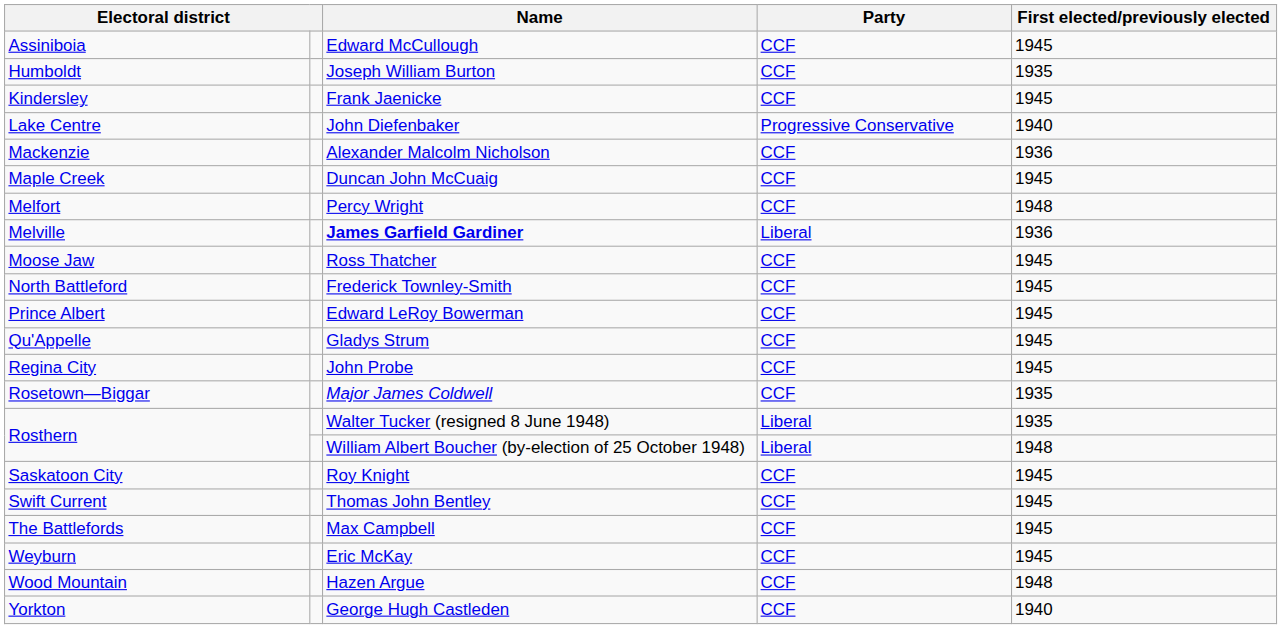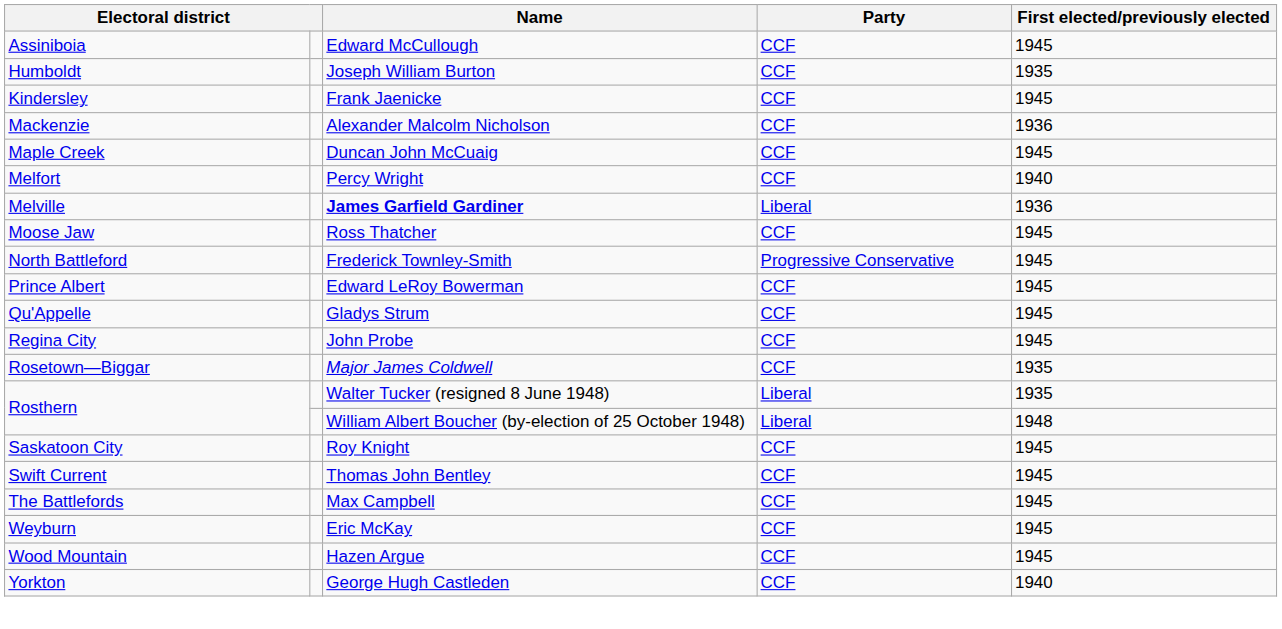- row: (393, 125)
(1034, 206) 1948 -> (1034, 179) 1940
(778, 286) CCF -> (857, 260) Progressive Conservative
(1034, 582) 1948 -> (1034, 555) 1945
